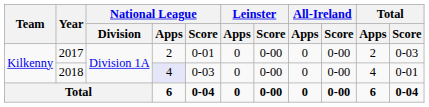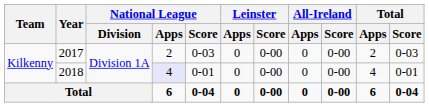(203, 53) 0-01 -> (203, 53) 0-03
(203, 72) 0-03 -> (203, 72) 0-01
